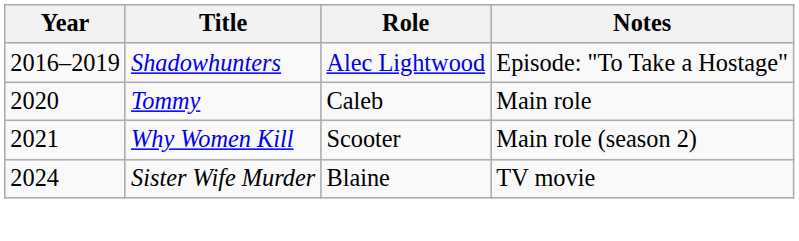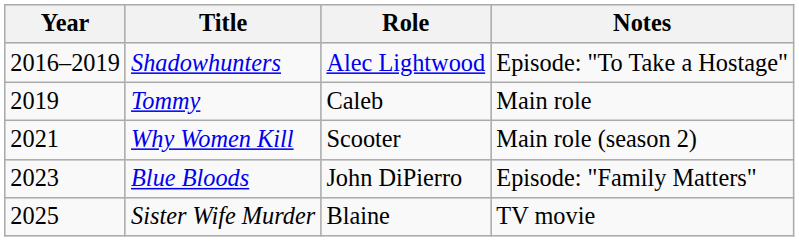(35, 100) 2020 -> (35, 100) 2019
+ row: (190, 178)
(35, 178) 2024 -> (35, 216) 2025
